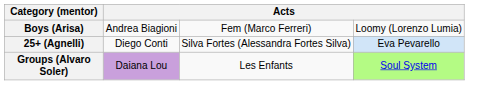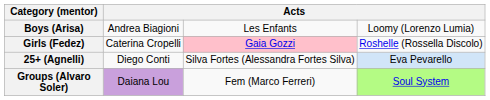(266, 28) Fem (Marco Ferreri) -> (270, 28) Les Enfants
+ row: (54, 44)
(266, 66) Les Enfants -> (270, 82) Fem (Marco Ferreri)
